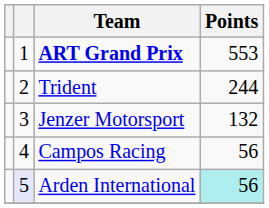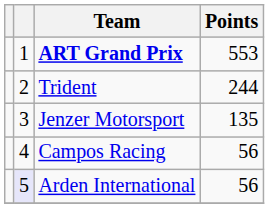(243, 119) 132 -> (243, 119) 135
(248, 185) paleturquoise background -> (248, 185) no background
